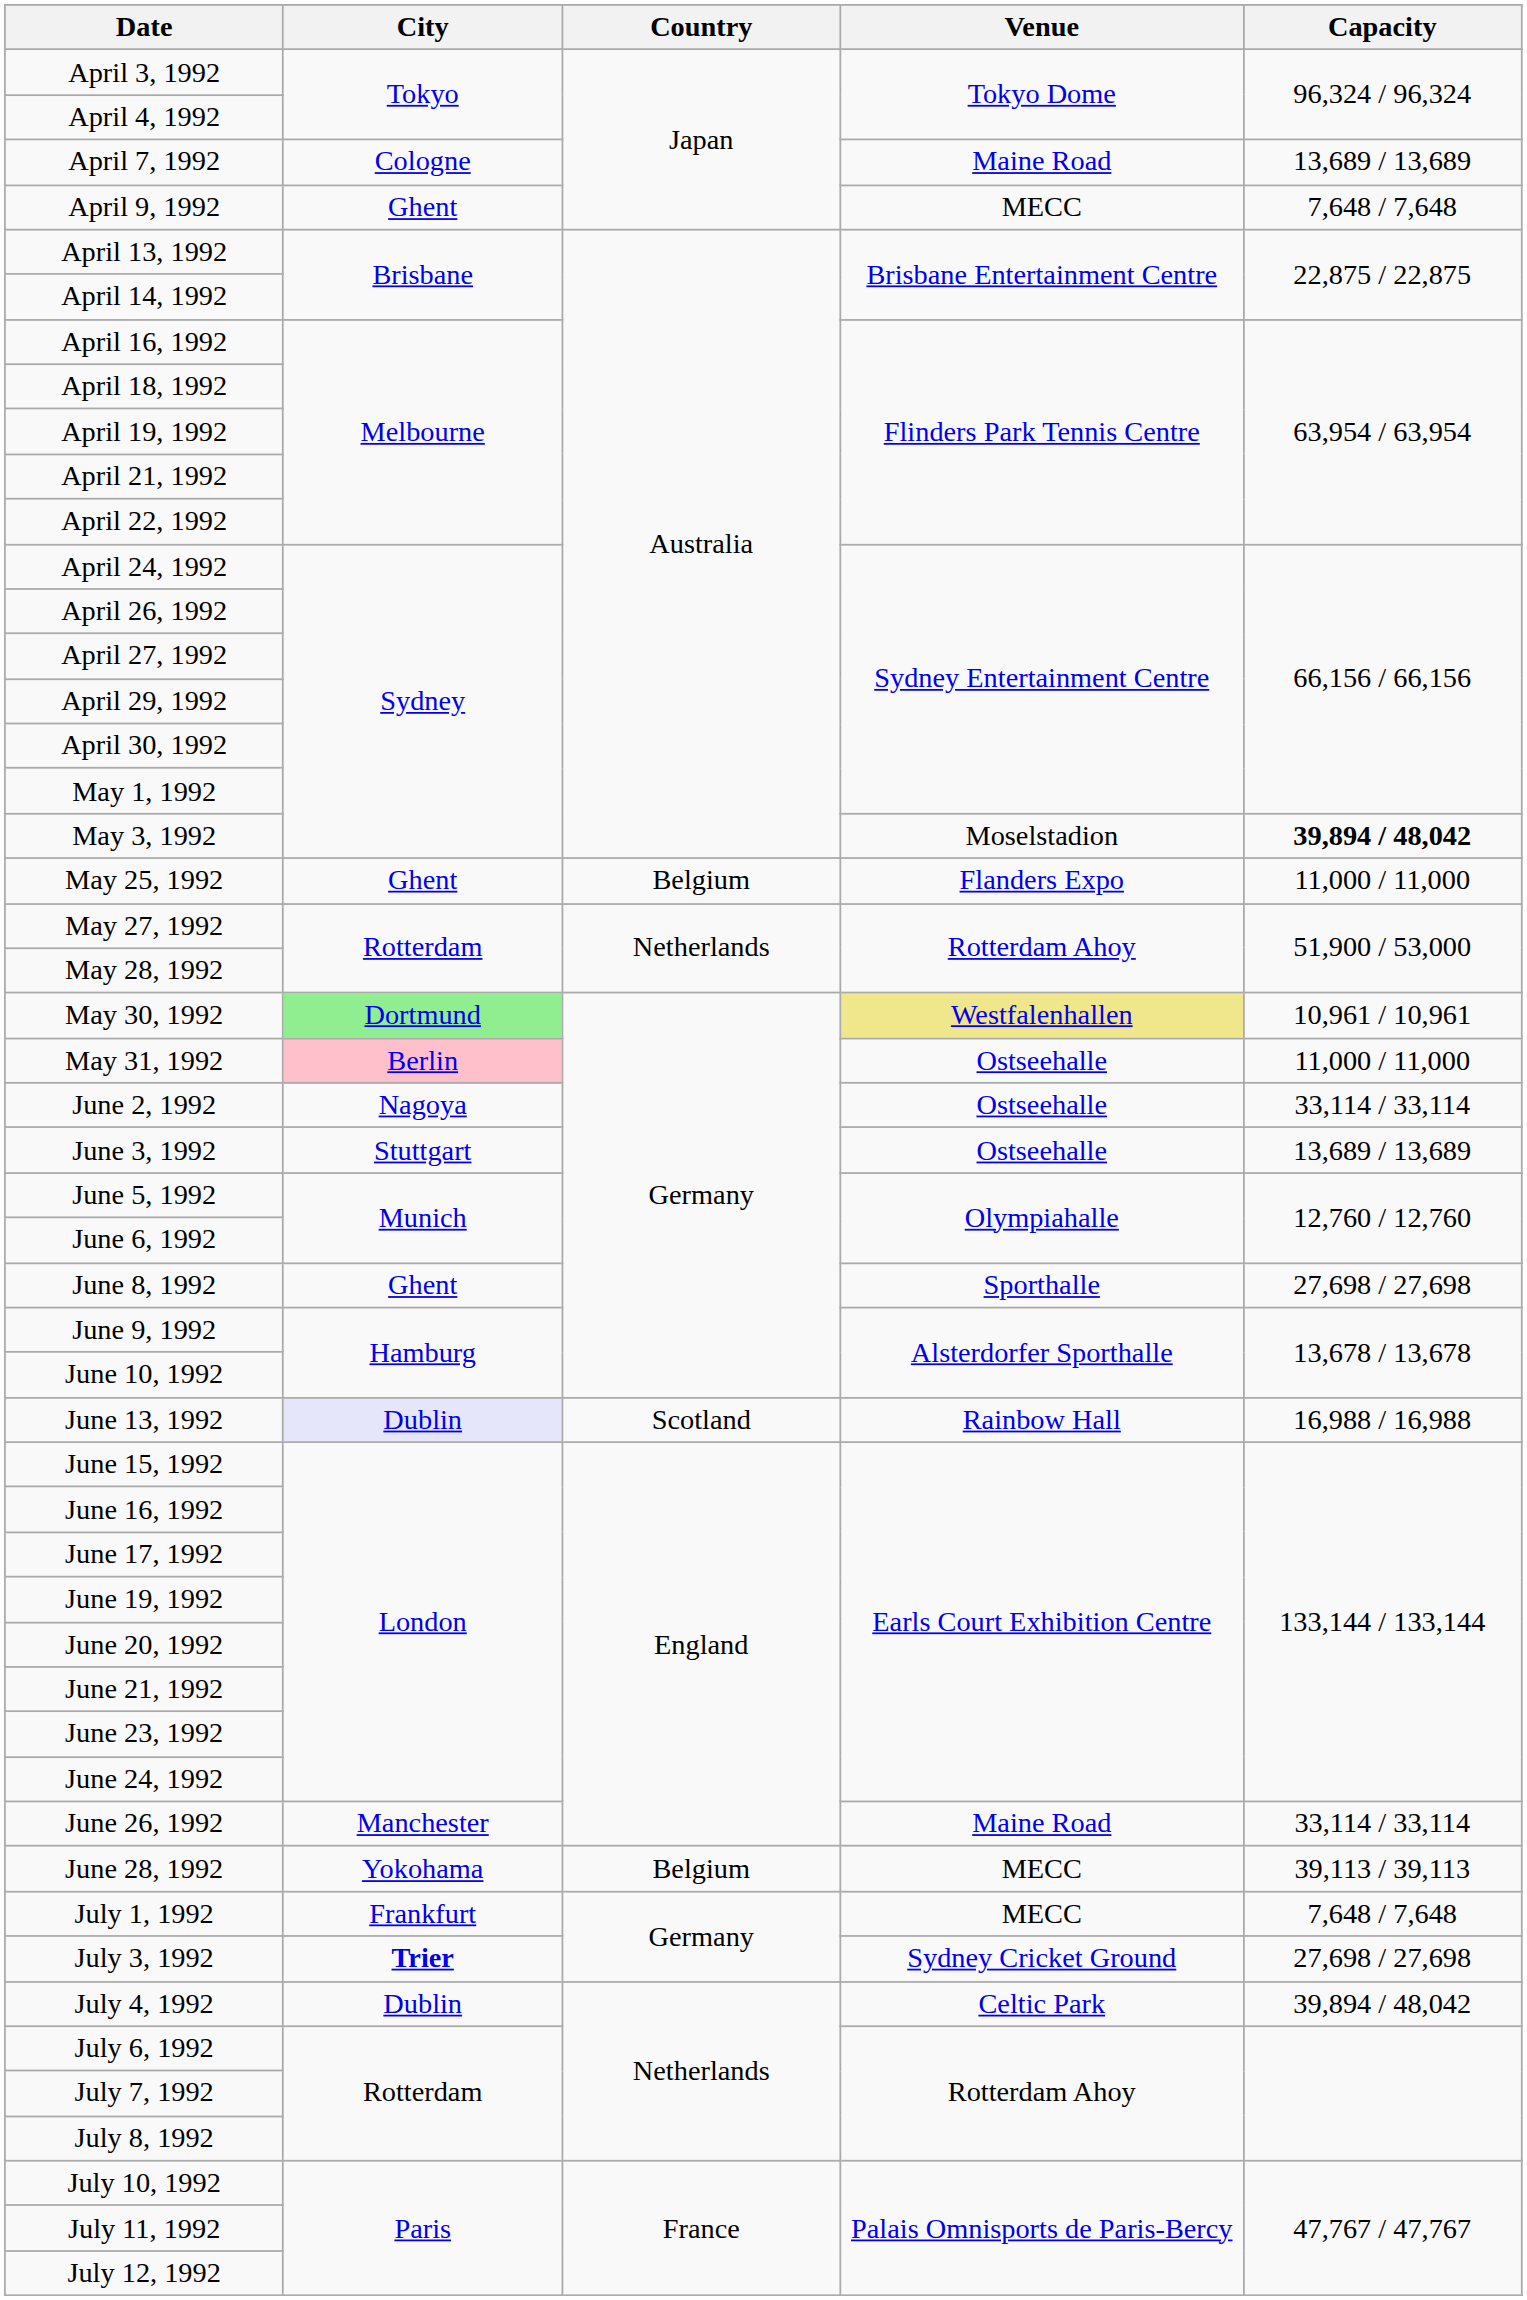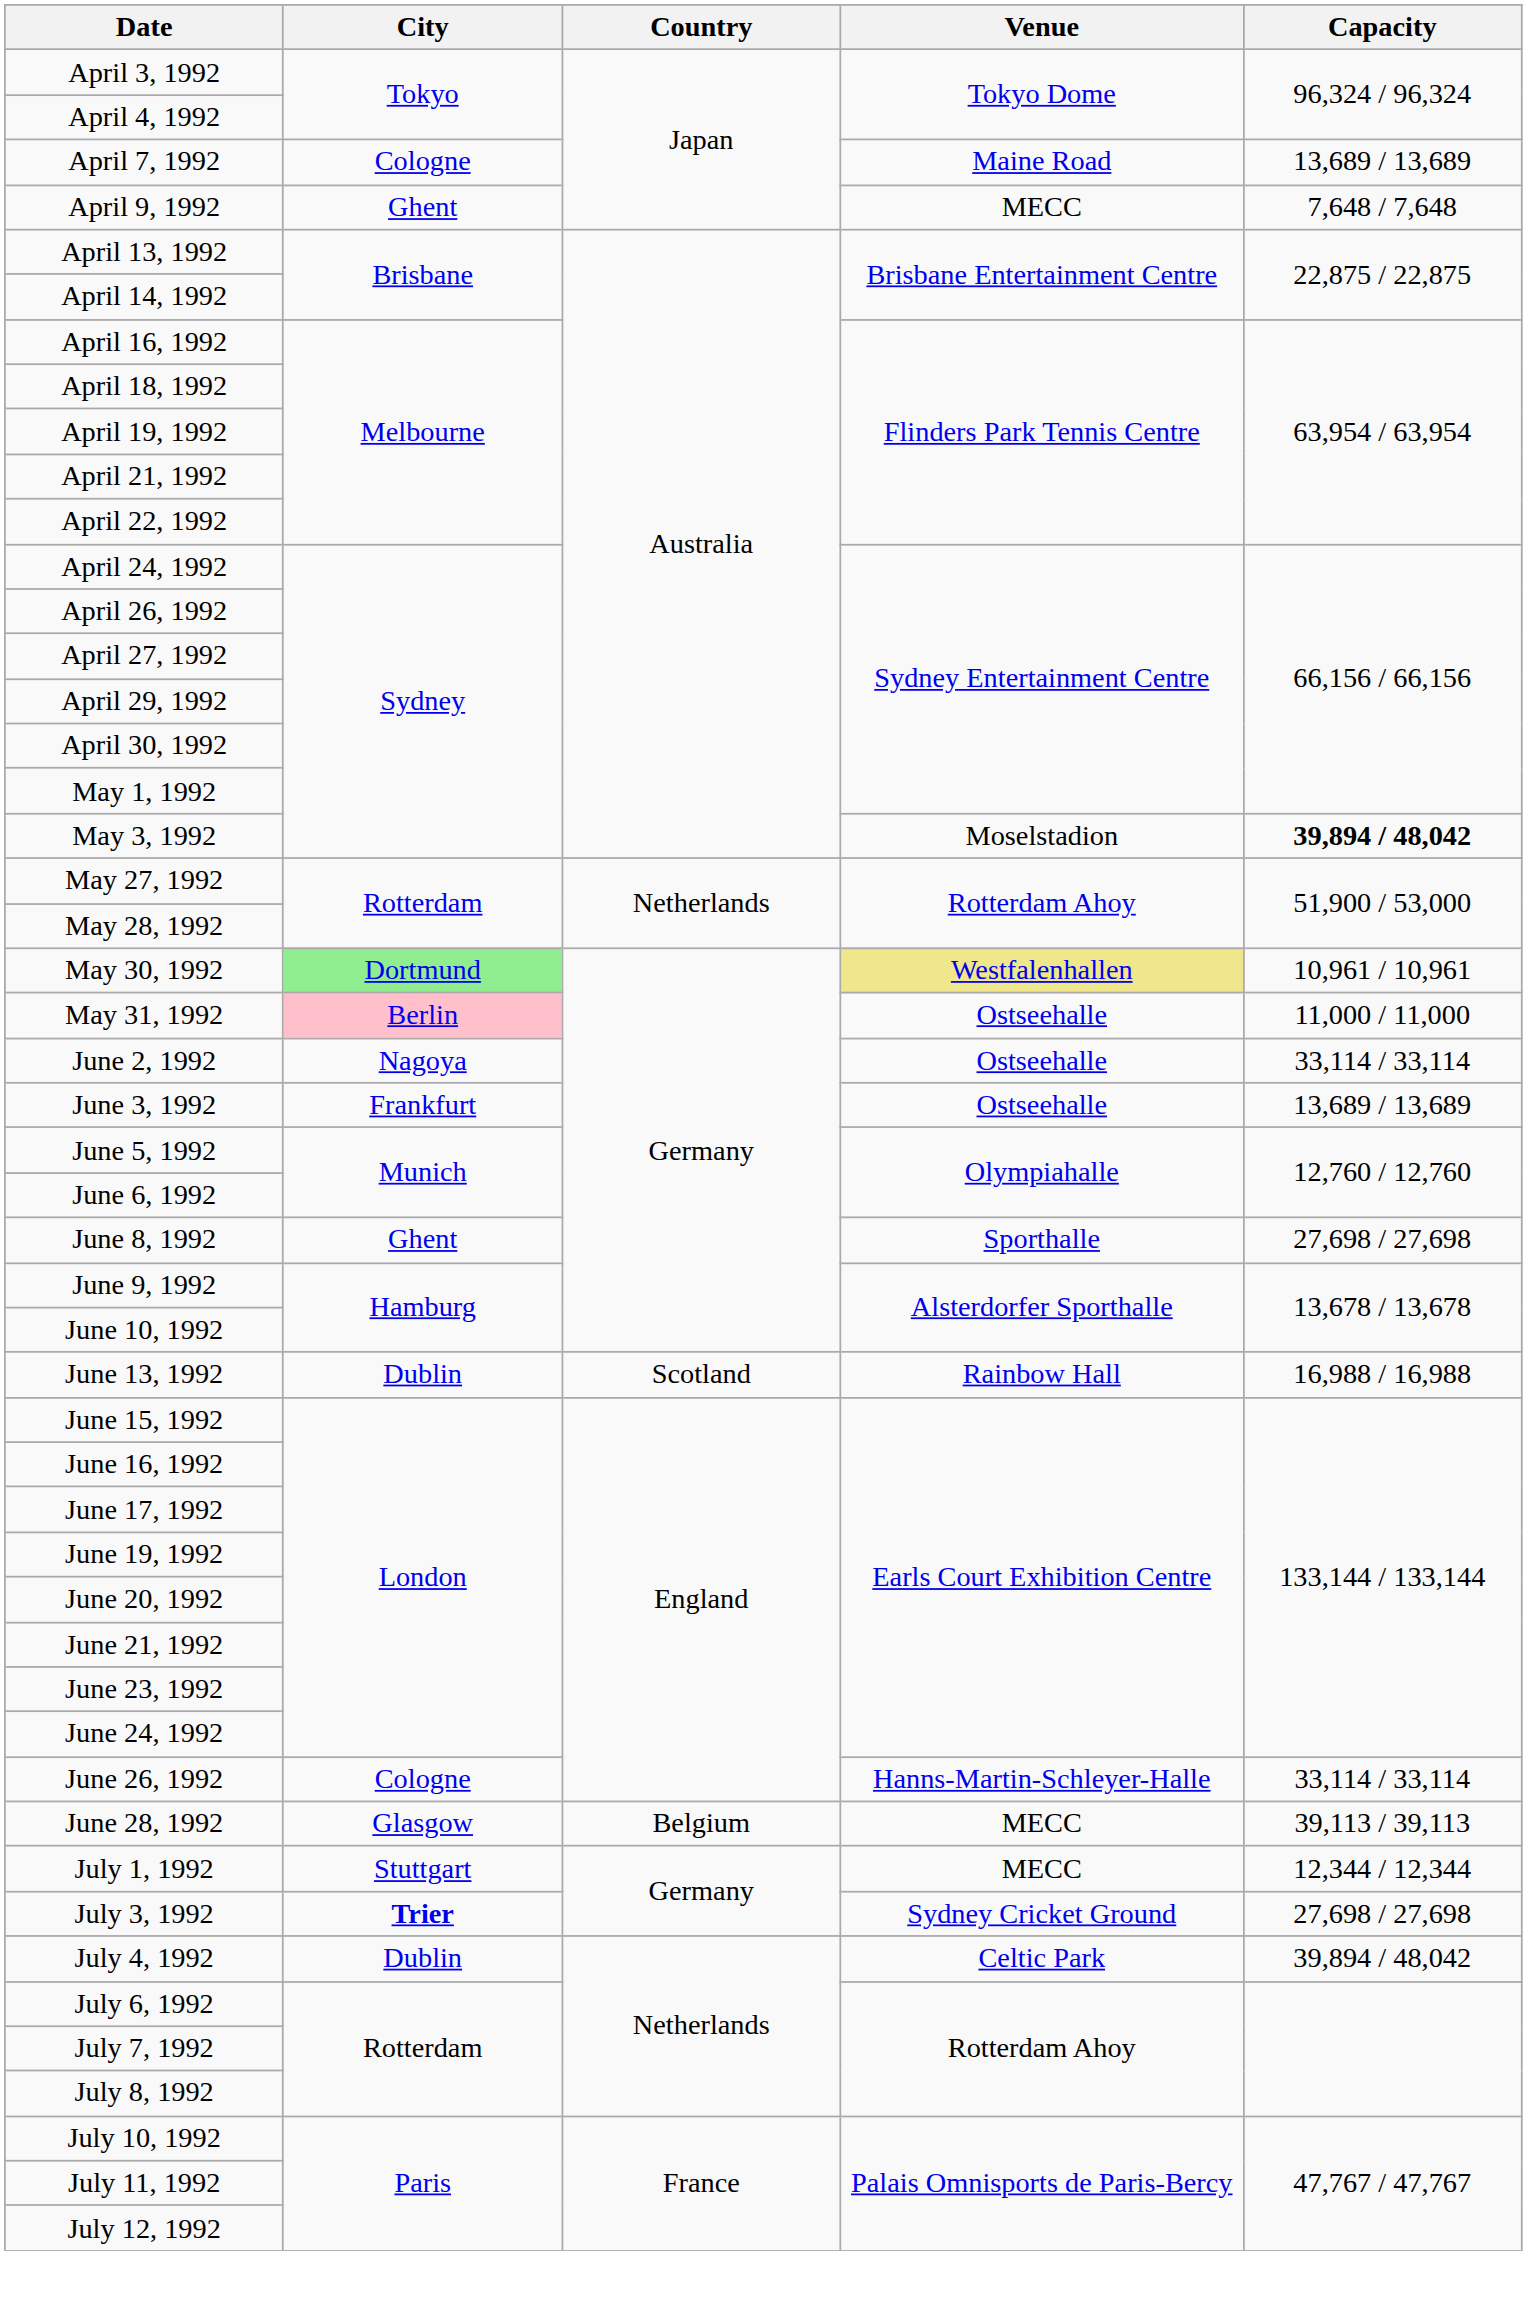- row: (144, 880)
(423, 1149) Stuttgart -> (423, 1104) Frankfurt
(423, 1419) lavender background -> (423, 1374) no background
(423, 1823) Manchester -> (423, 1778) Cologne
(1042, 1823) Maine Road -> (1042, 1778) Hanns-Martin-Schleyer-Halle
(423, 1868) Yokohama -> (423, 1823) Glasgow
(423, 1913) Frankfurt -> (423, 1868) Stuttgart
(1382, 1913) 7,648 / 7,648 -> (1382, 1868) 12,344 / 12,344
